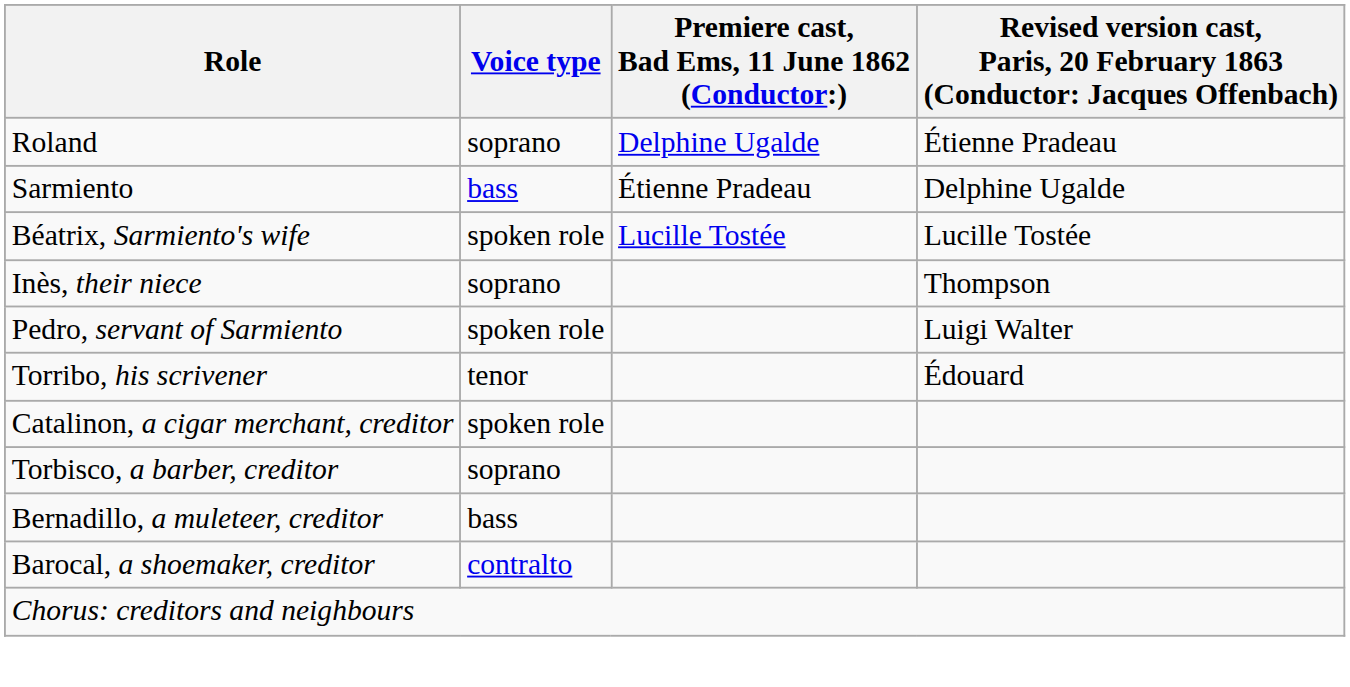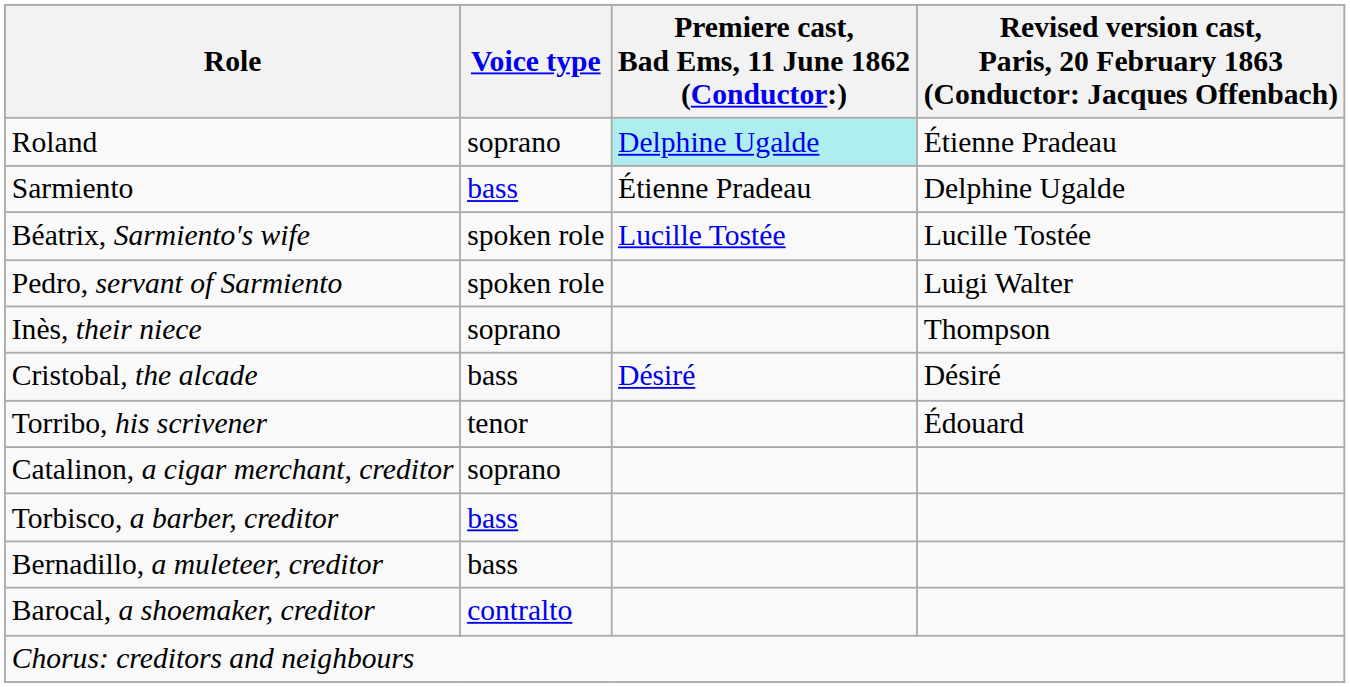(719, 141) no background -> (719, 141) paleturquoise background
rows swapped: (107, 282) <-> (177, 329)
+ row: (135, 376)
(536, 423) spoken role -> (514, 470) soprano
(514, 470) soprano -> (493, 517) bass
